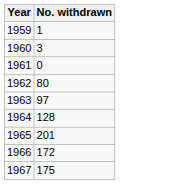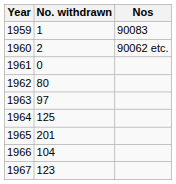+ column: (143, 13)
(40, 48) 3 -> (40, 48) 2
(46, 118) 128 -> (46, 118) 125
(46, 153) 172 -> (46, 153) 104
(46, 170) 175 -> (46, 170) 123
